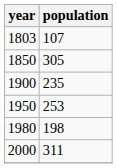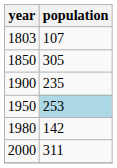(53, 106) no background -> (53, 106) lightblue background
(53, 128) 198 -> (53, 128) 142
